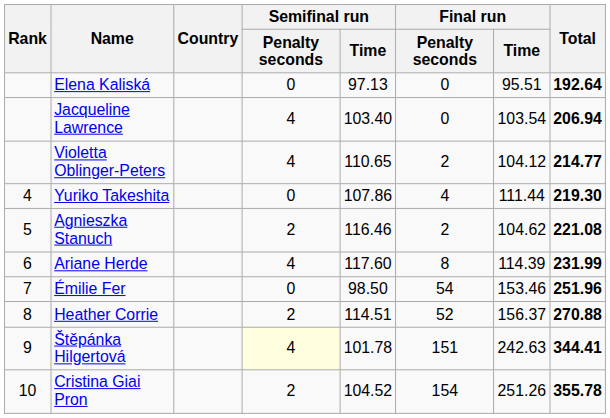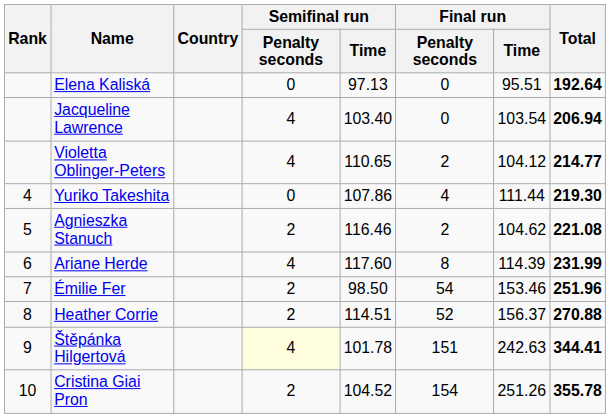(291, 289) 0 -> (291, 289) 2
